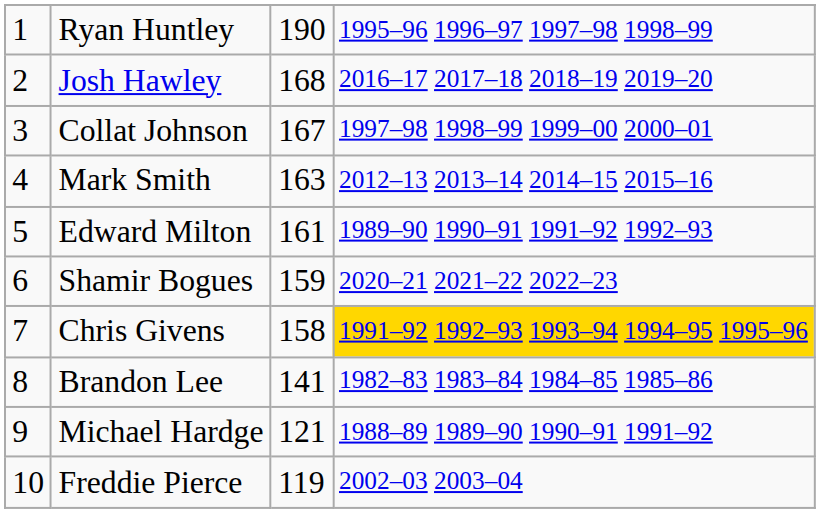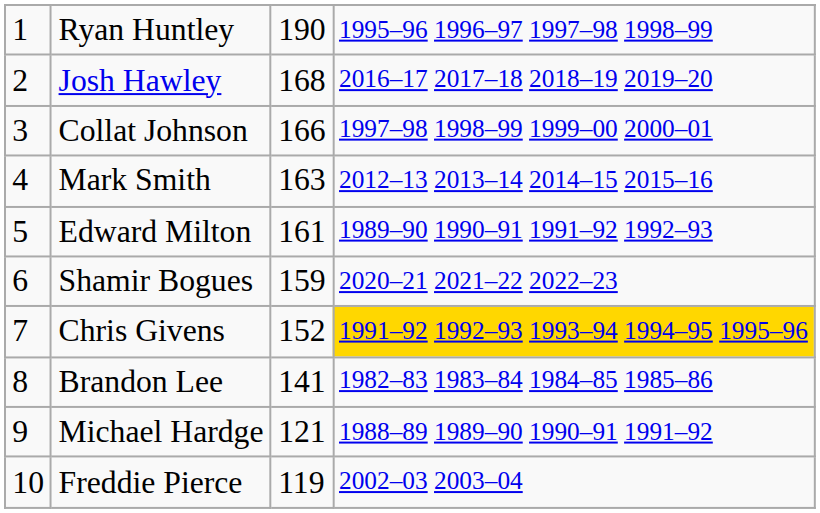(302, 130) 167 -> (302, 130) 166
(302, 331) 158 -> (302, 331) 152
